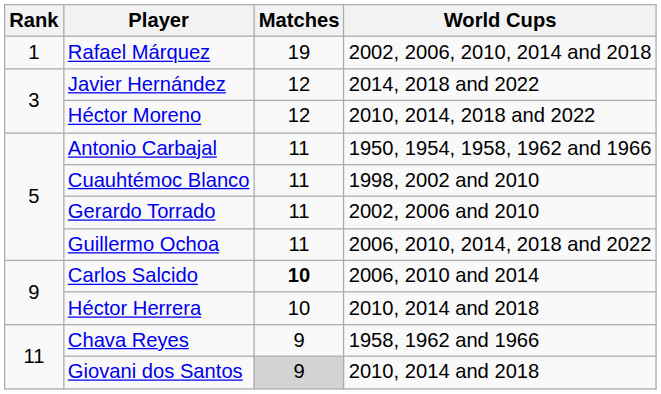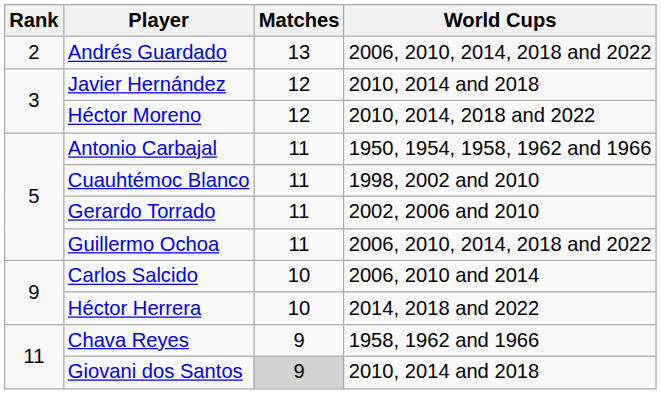- row: (139, 52)
+ row: (147, 52)
(444, 84) 2014, 2018 and 2022 -> (444, 84) 2010, 2014 and 2018
(299, 276) bold -> (299, 276) normal
(444, 308) 2010, 2014 and 2018 -> (444, 308) 2014, 2018 and 2022
